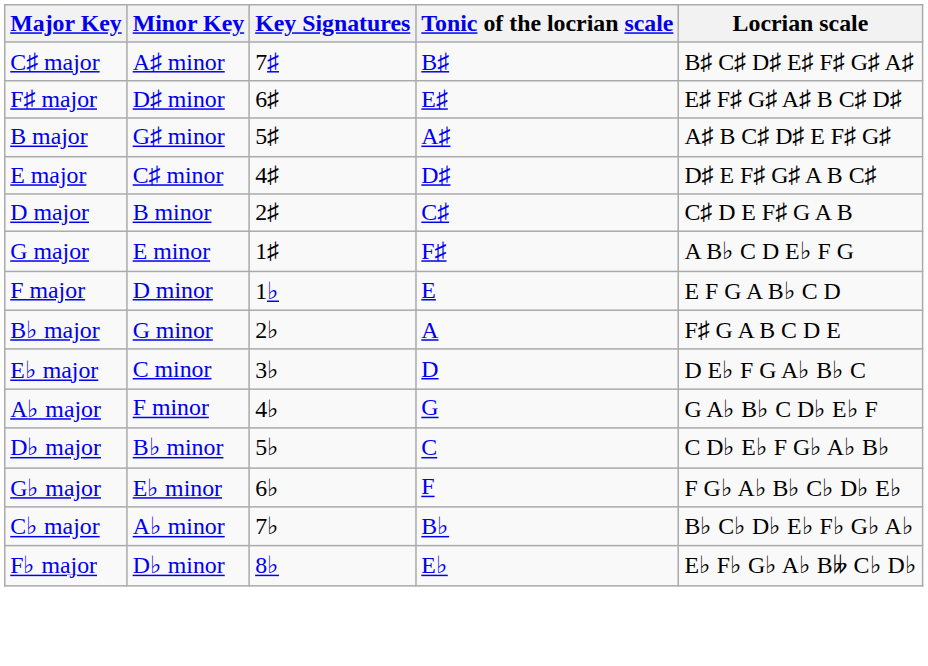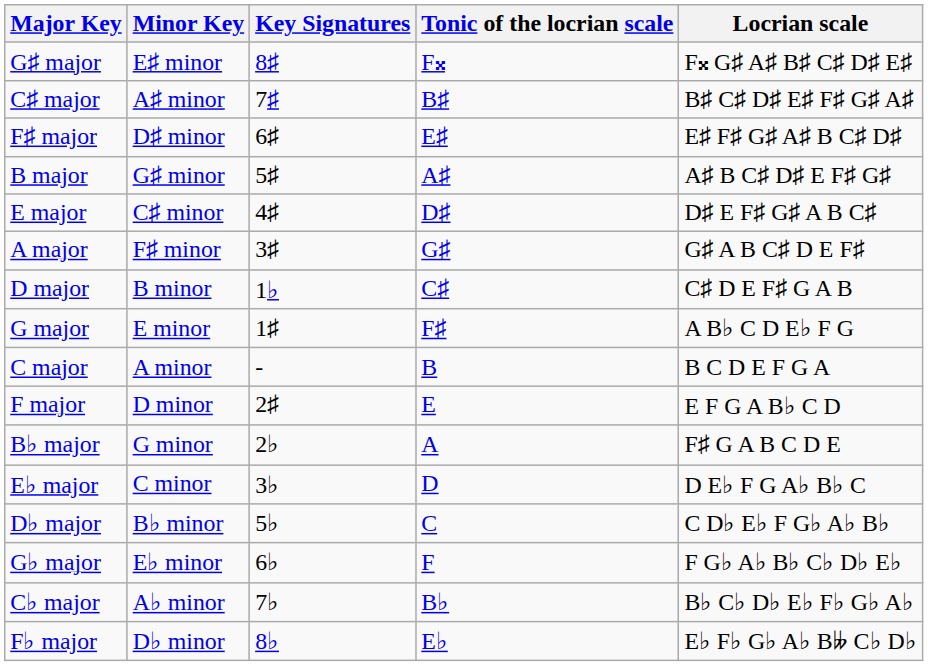+ row: (56, 61)
+ row: (49, 250)
(267, 212) 2♯ -> (267, 289) 1♭
+ row: (49, 366)
(267, 291) 1♭ -> (267, 405) 2♯
- row: (56, 408)
